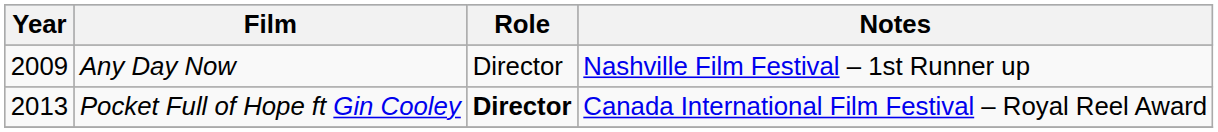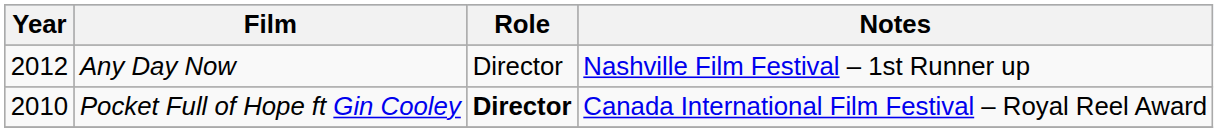(39, 65) 2009 -> (39, 65) 2012
(39, 106) 2013 -> (39, 106) 2010
